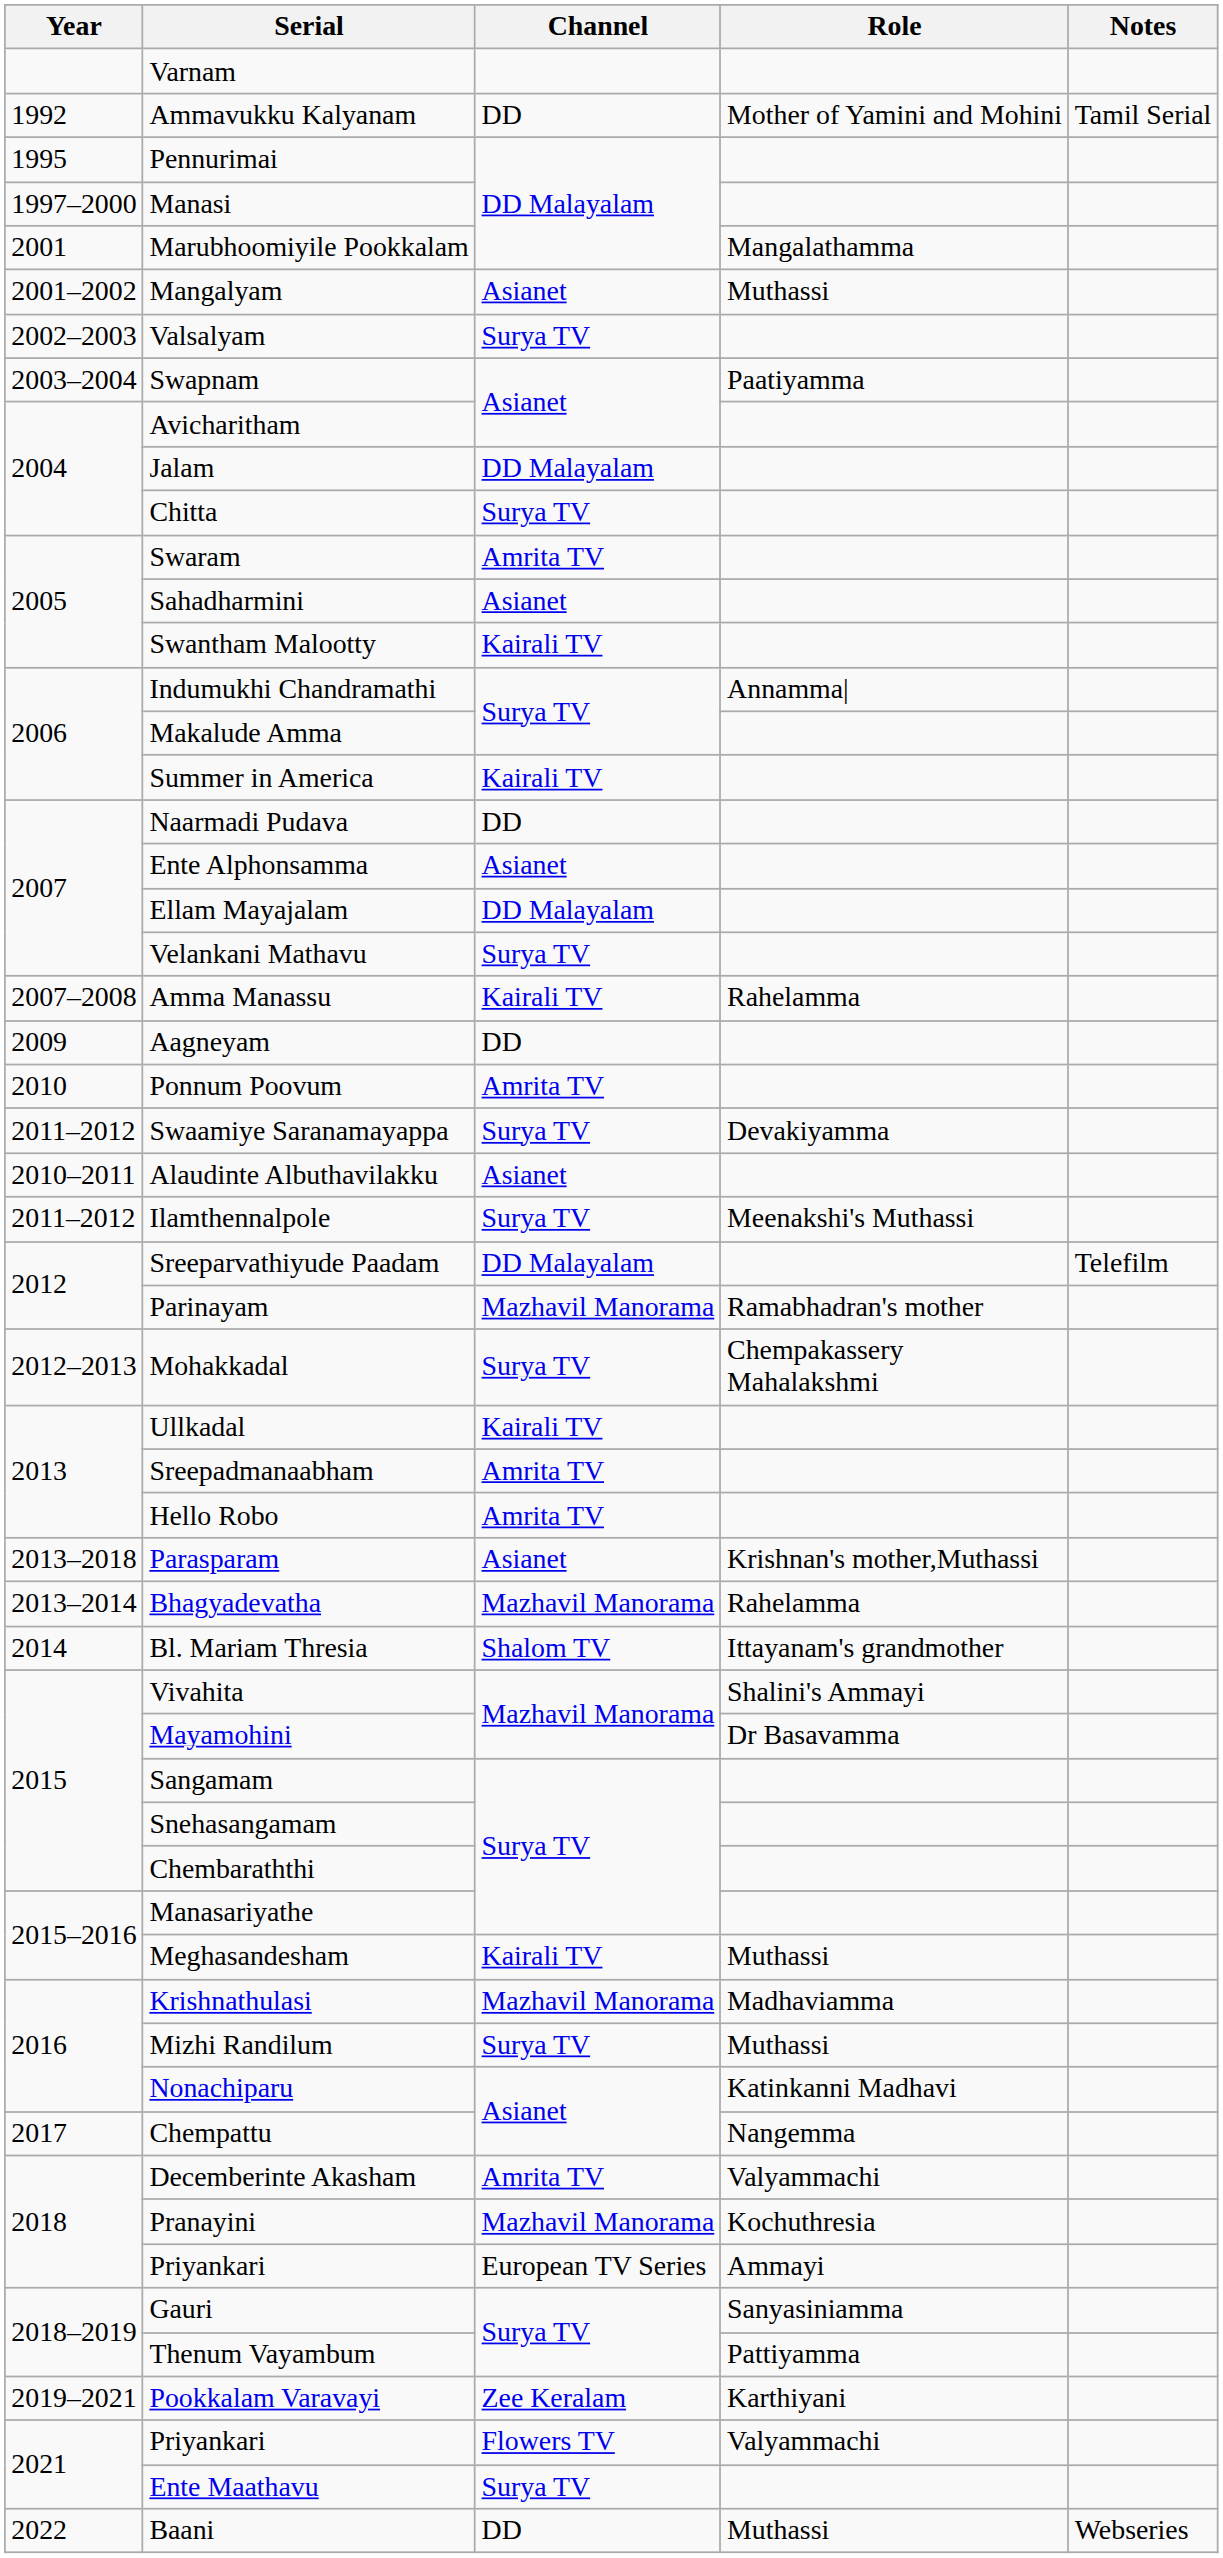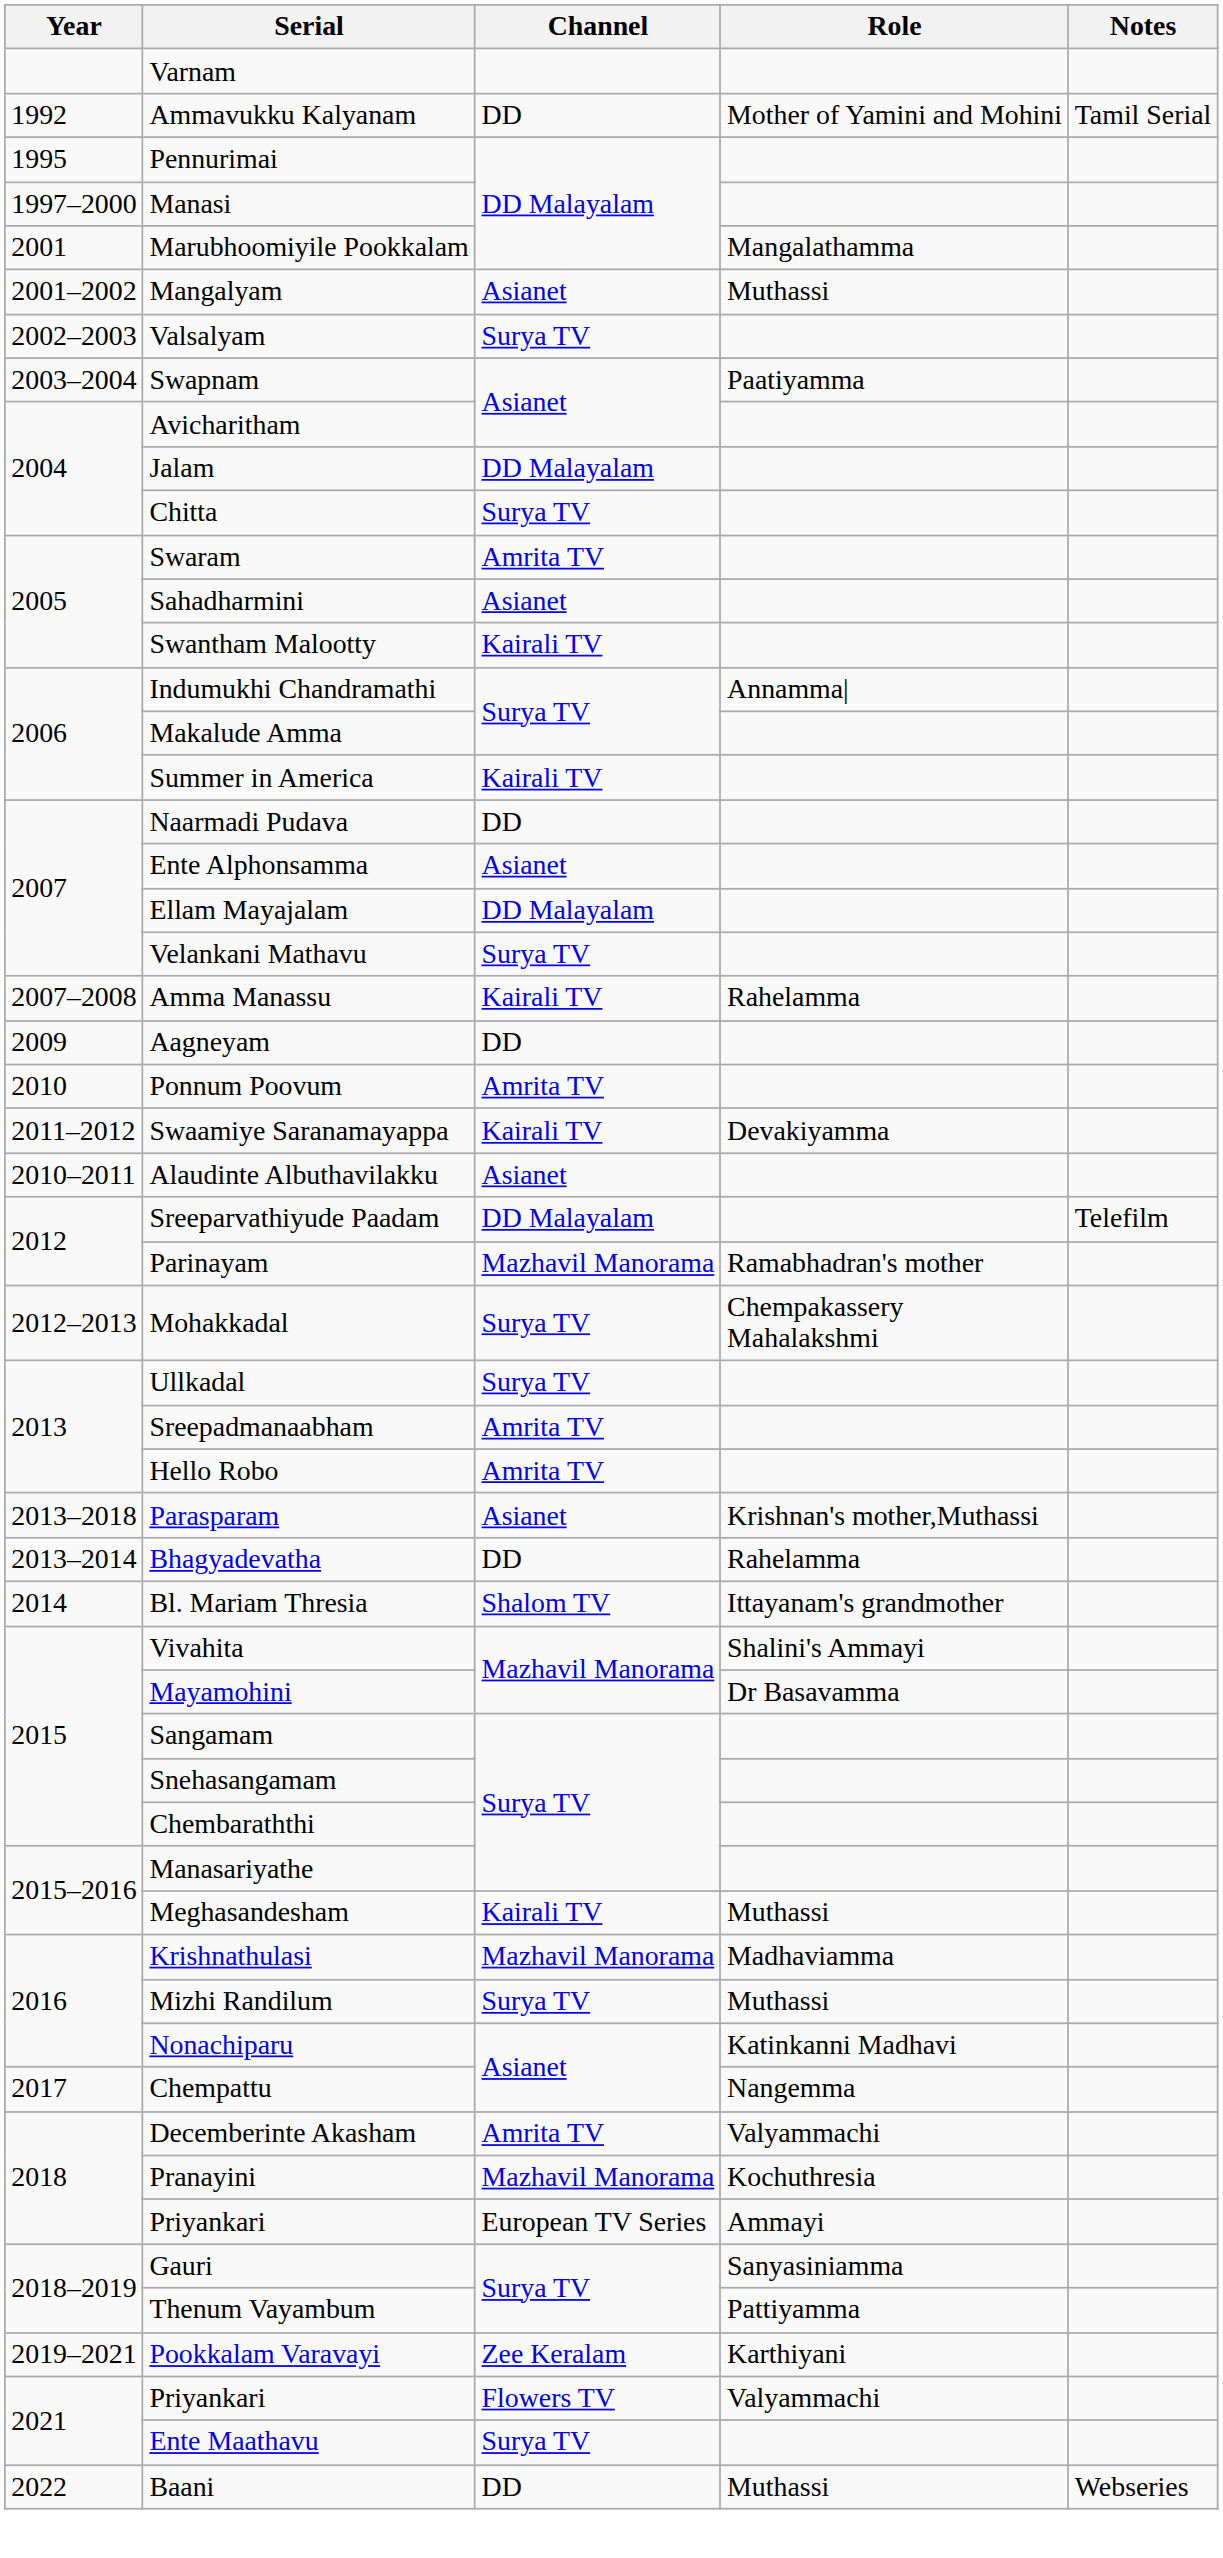(536, 1130) Surya TV -> (542, 1130) Kairali TV
- row: (73, 1218)
(542, 1426) Kairali TV -> (536, 1382) Surya TV
(598, 1603) Mazhavil Manorama -> (502, 1559) DD
